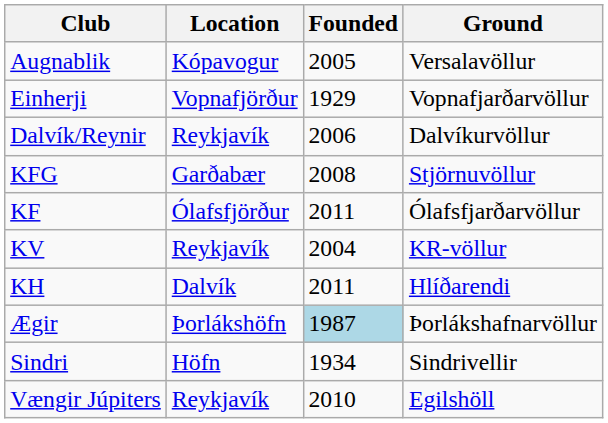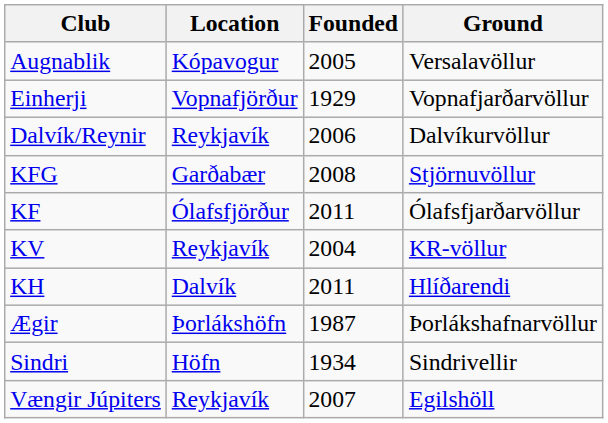(332, 323) lightblue background -> (332, 323) no background
(332, 398) 2010 -> (332, 398) 2007
